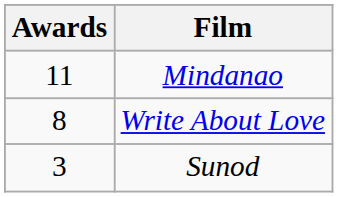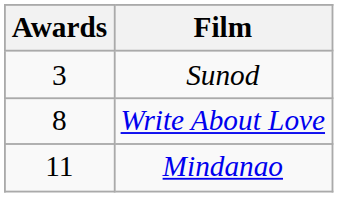rows swapped: (223, 74) <-> (223, 167)
